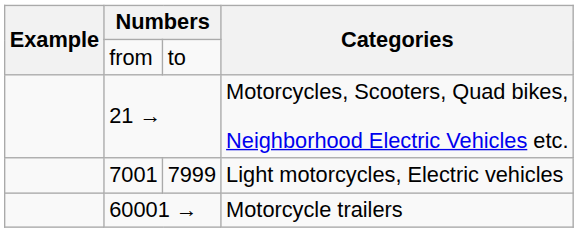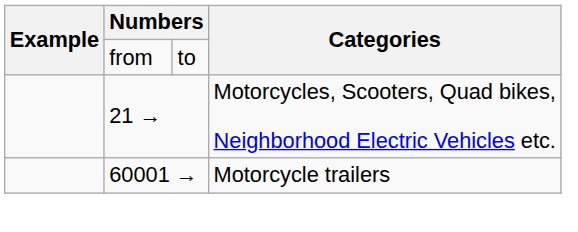- row: (395, 175)
